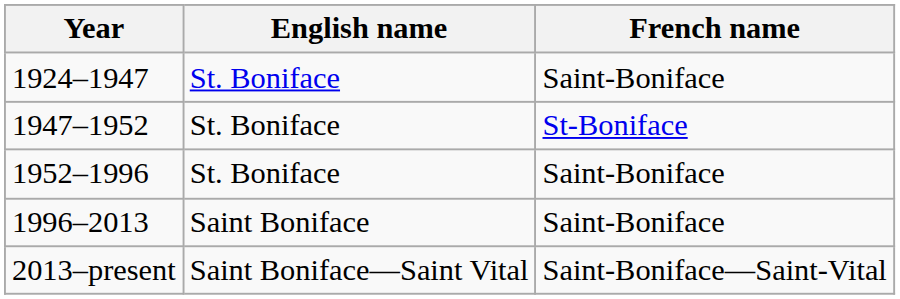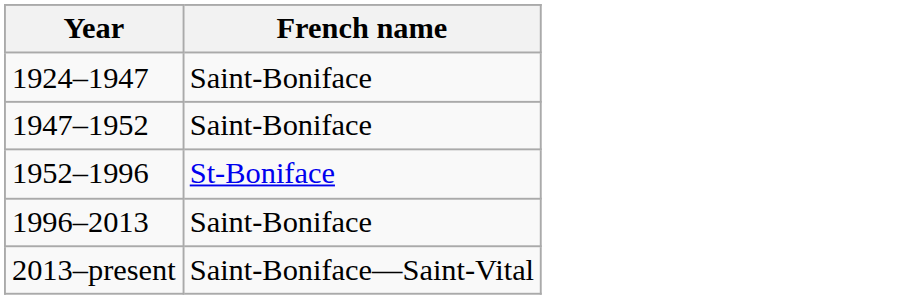- column: (359, 28)
(615, 125) St-Boniface -> (281, 125) Saint-Boniface
(634, 173) Saint-Boniface -> (262, 173) St-Boniface
